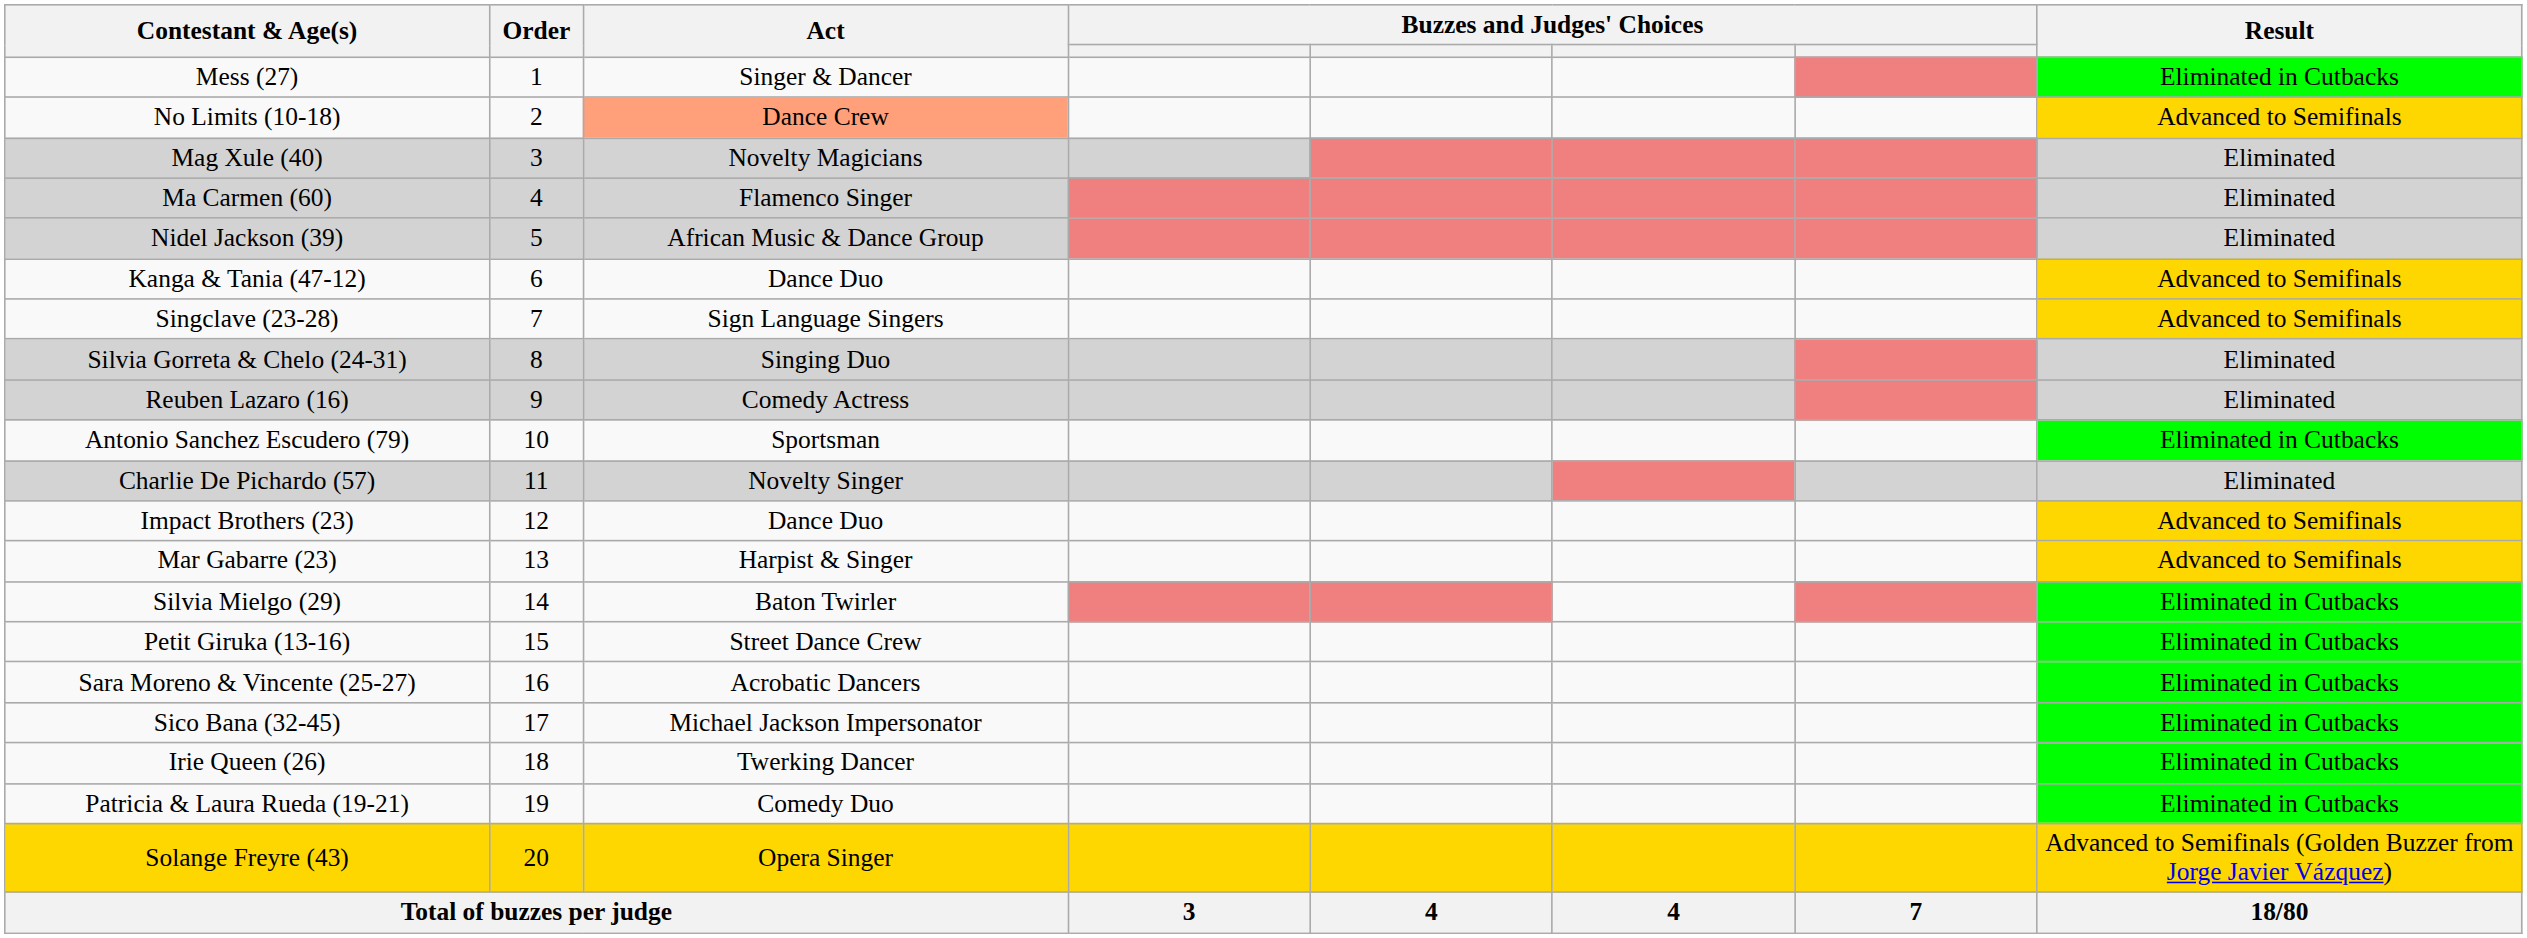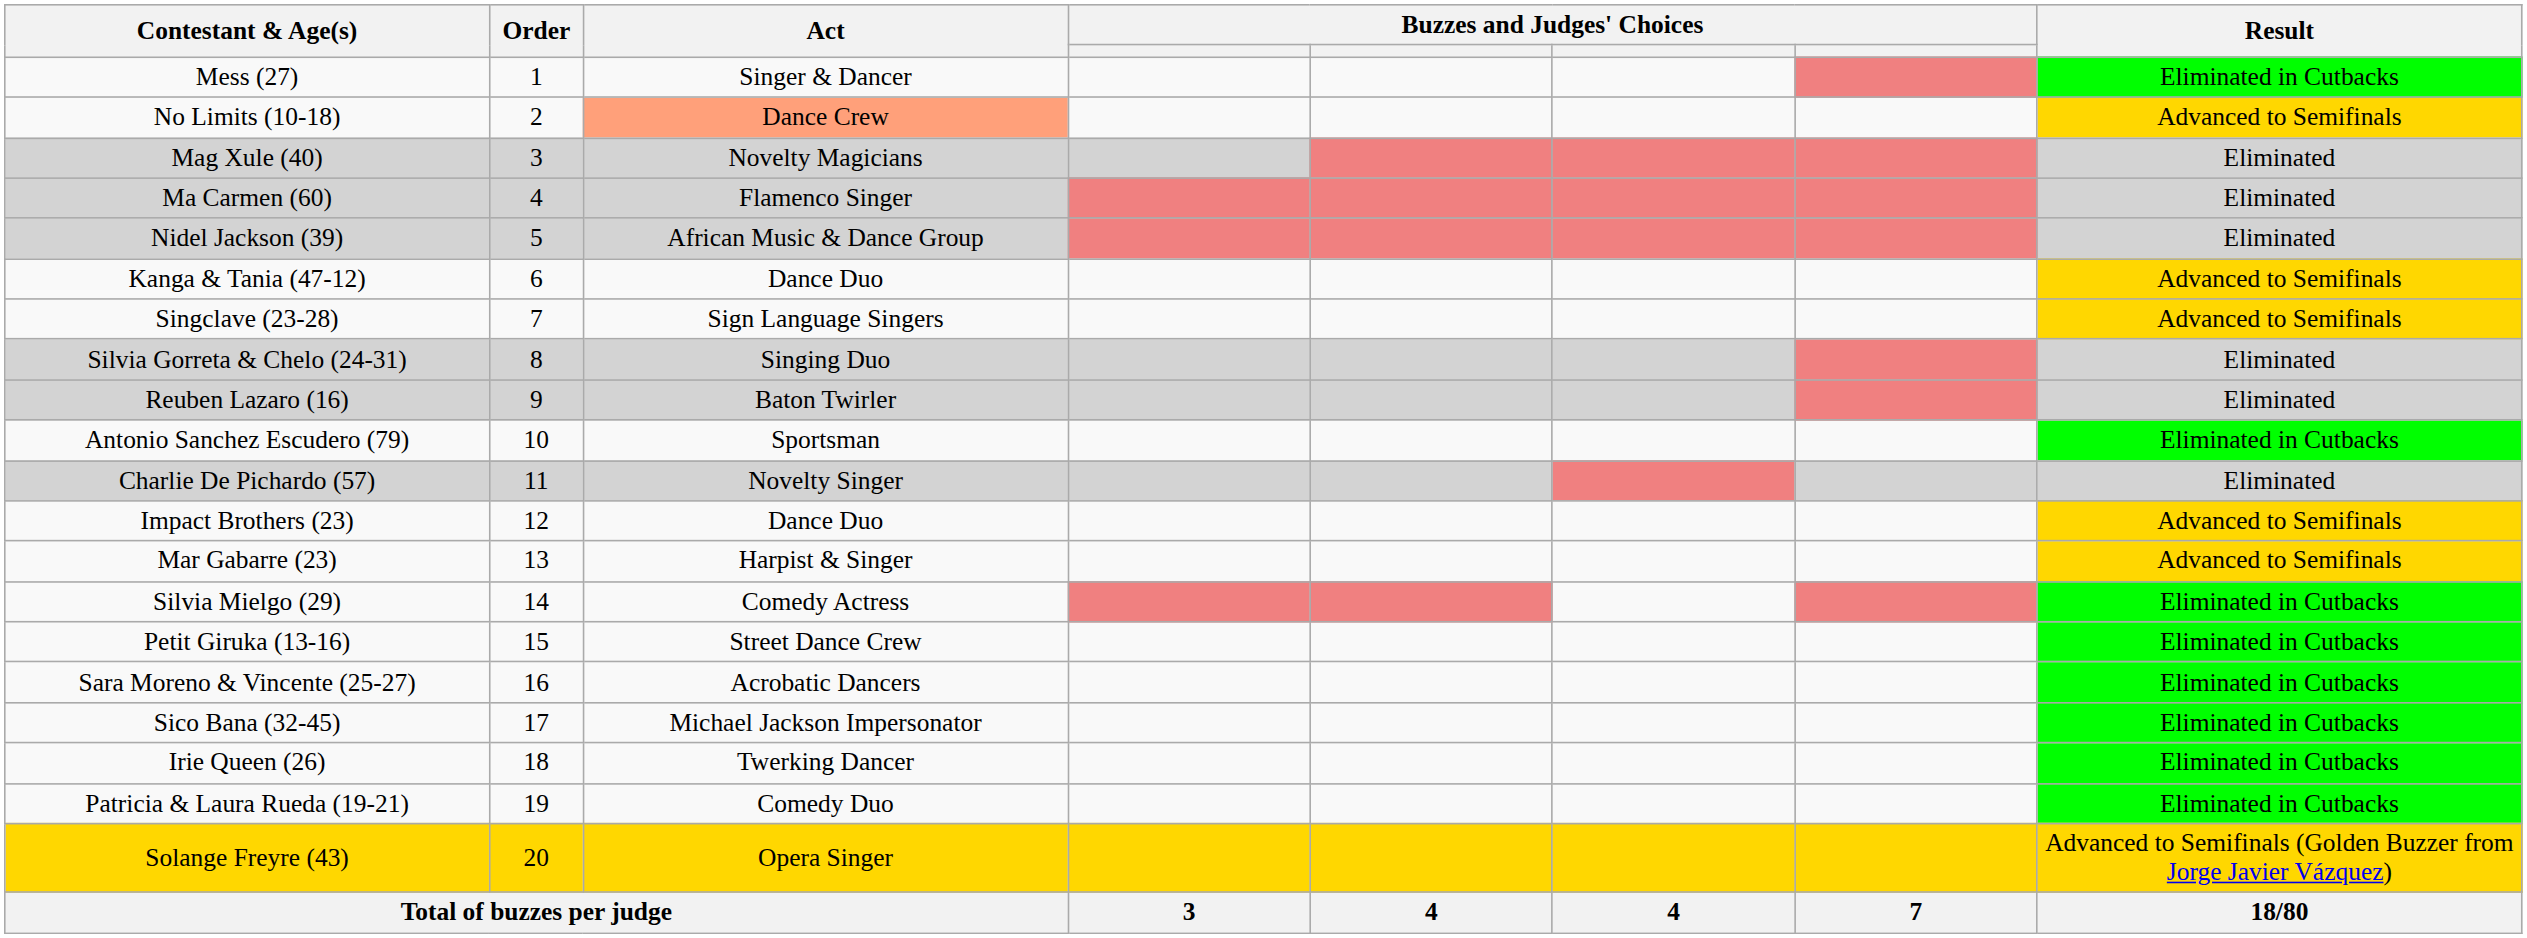(826, 399) Comedy Actress -> (826, 399) Baton Twirler
(826, 601) Baton Twirler -> (826, 601) Comedy Actress
